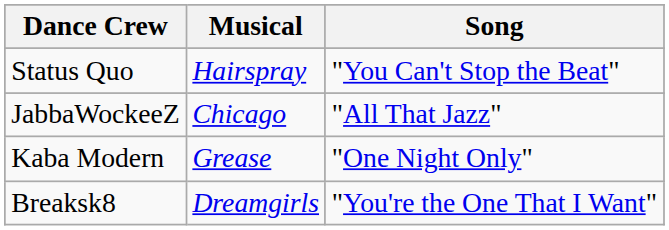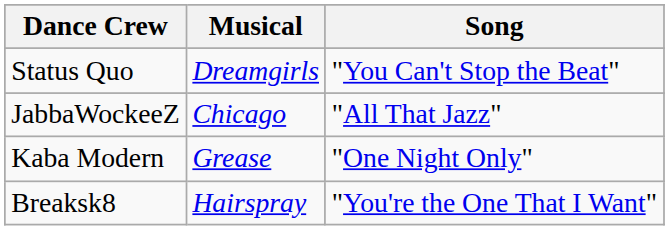(249, 70) Hairspray -> (256, 70) Dreamgirls
(256, 202) Dreamgirls -> (249, 202) Hairspray
